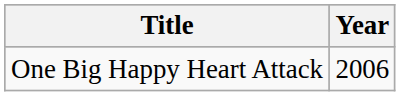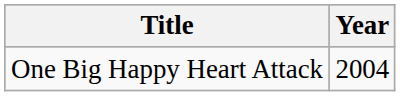(362, 68) 2006 -> (362, 68) 2004
